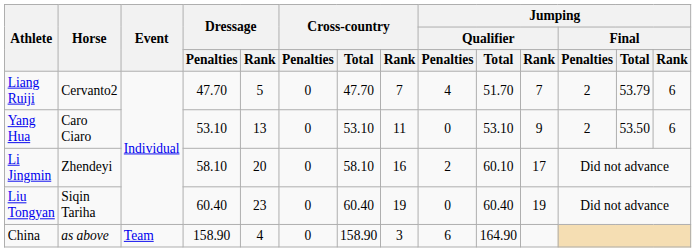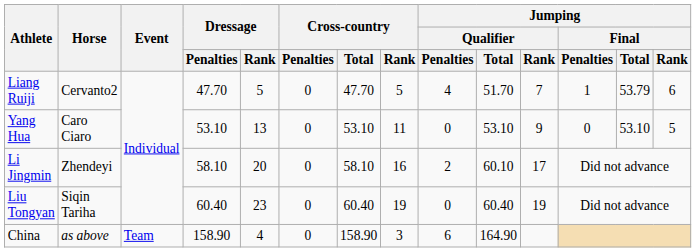(399, 91) 7 -> (399, 91) 5
(587, 91) 2 -> (587, 91) 1
(587, 129) 2 -> (587, 129) 0
(635, 129) 53.50 -> (635, 129) 53.10
(672, 129) 6 -> (672, 129) 5
